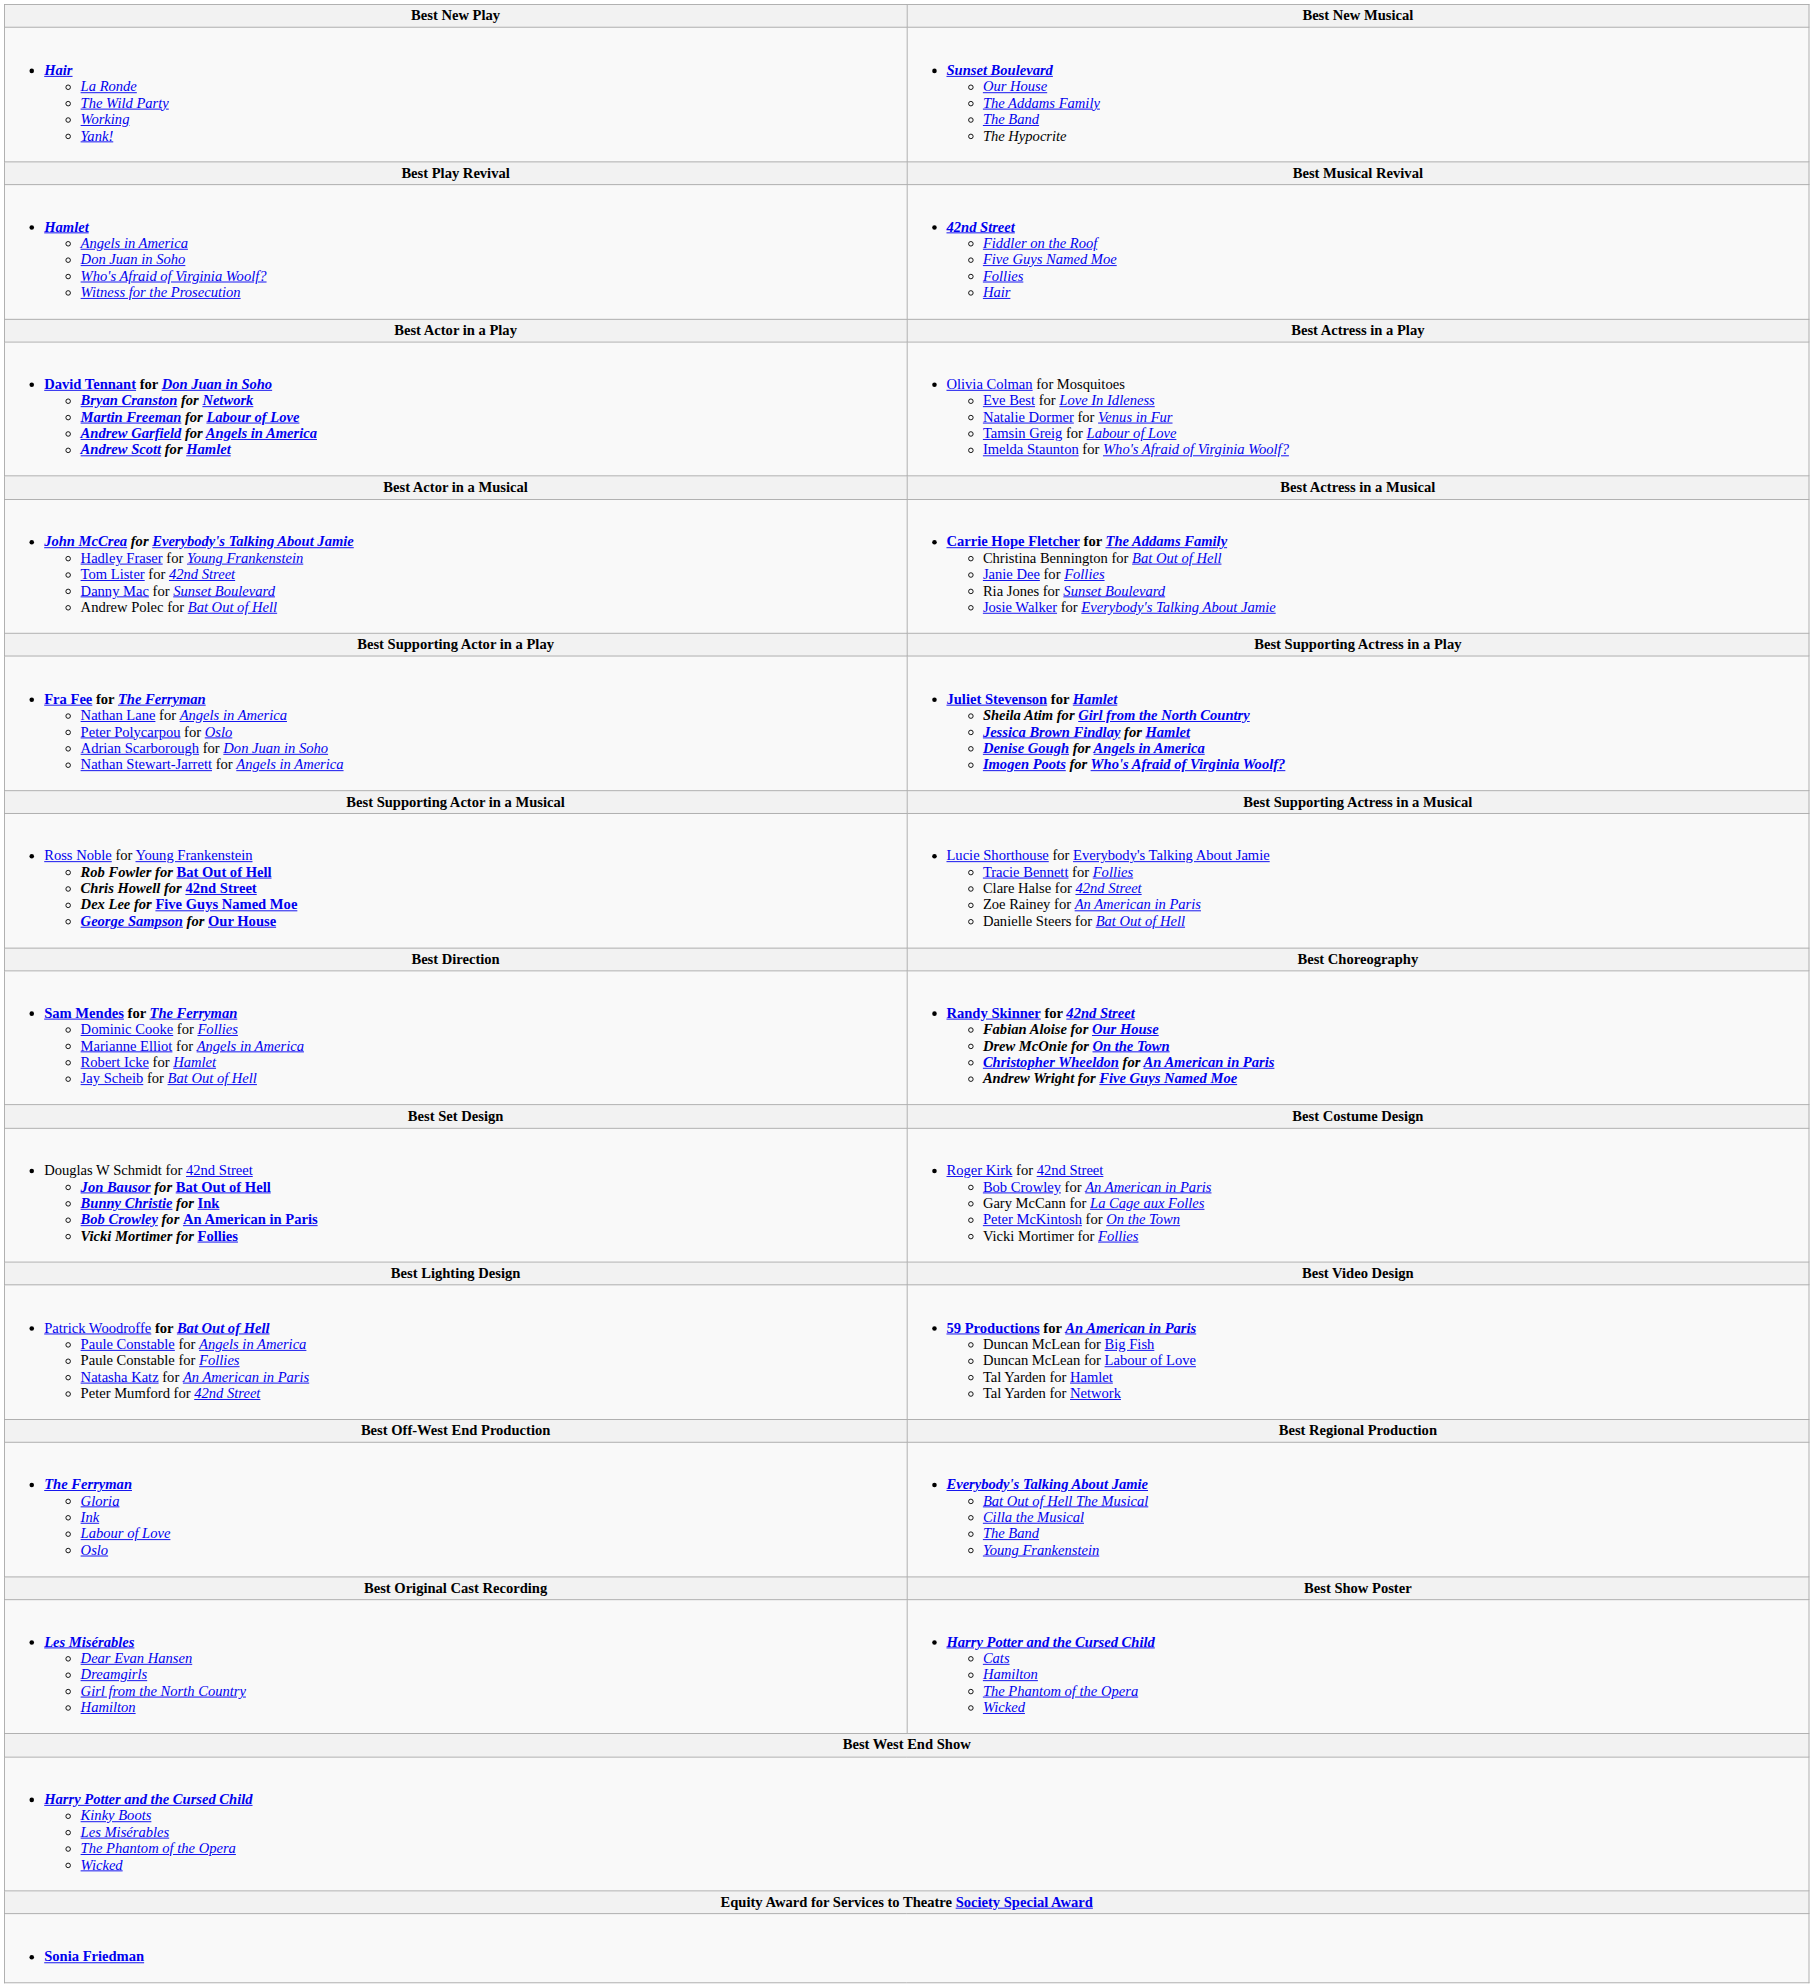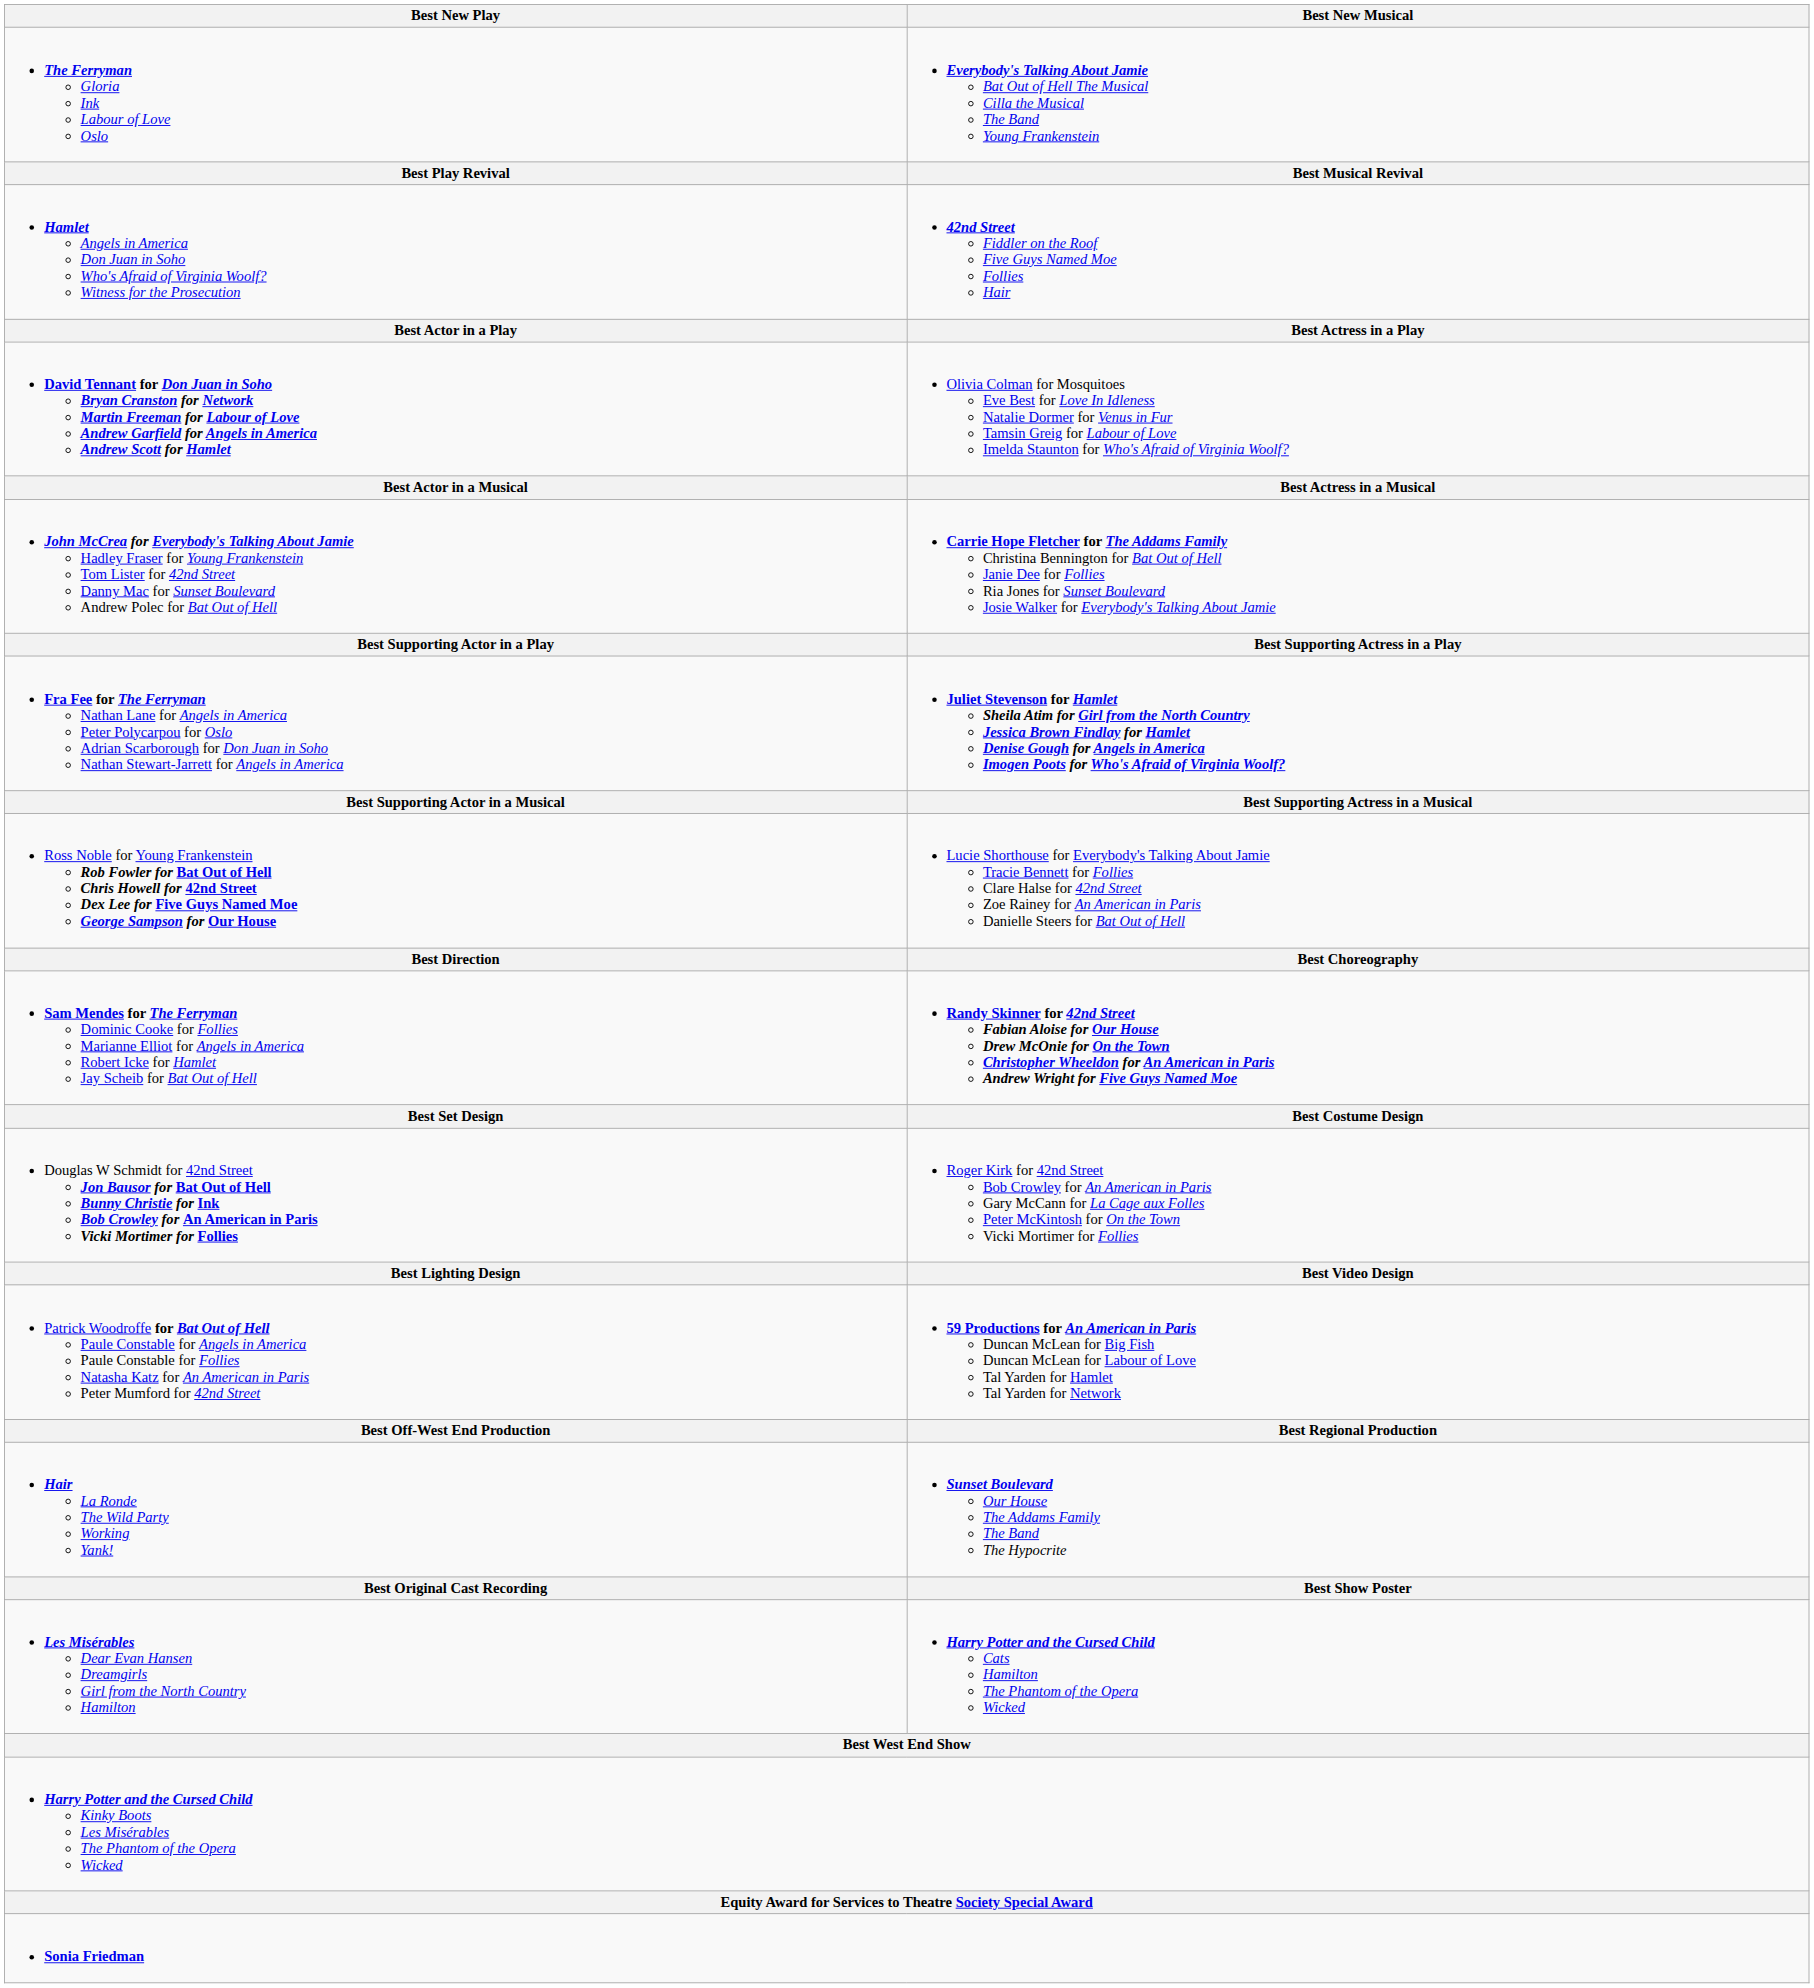rows swapped: (456, 1518) <-> (456, 103)
